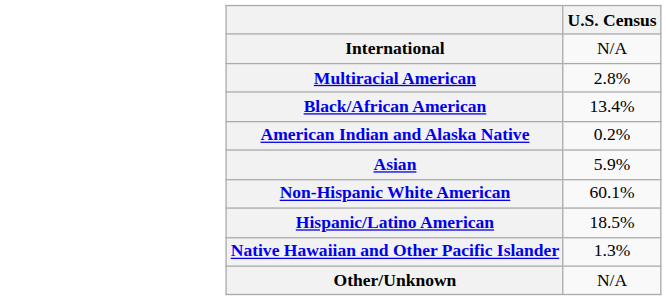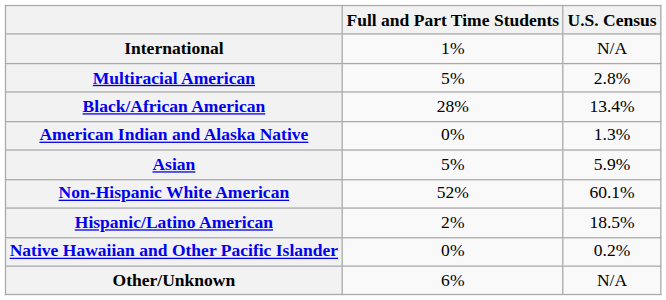+ column: (453, 19)
(612, 135) 0.2% -> (612, 135) 1.3%
(612, 251) 1.3% -> (612, 251) 0.2%
